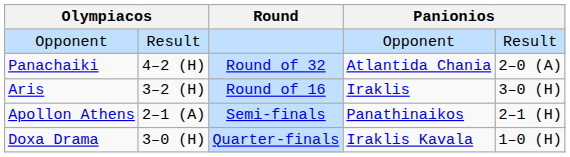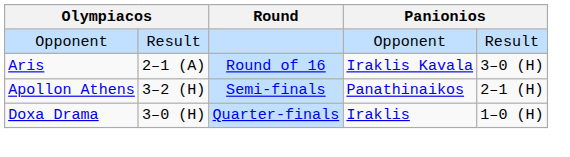- row: (53, 66)
(174, 91) 3–2 (H) -> (174, 66) 2–1 (A)
(378, 91) Iraklis -> (410, 66) Iraklis Kavala
(174, 115) 2–1 (A) -> (174, 91) 3–2 (H)
(410, 140) Iraklis Kavala -> (378, 115) Iraklis
